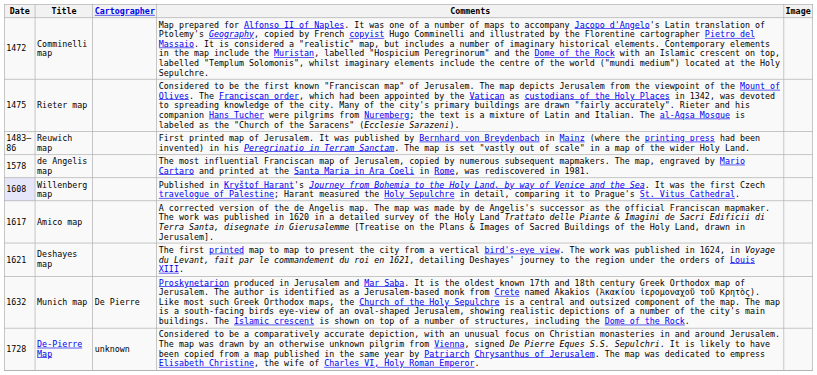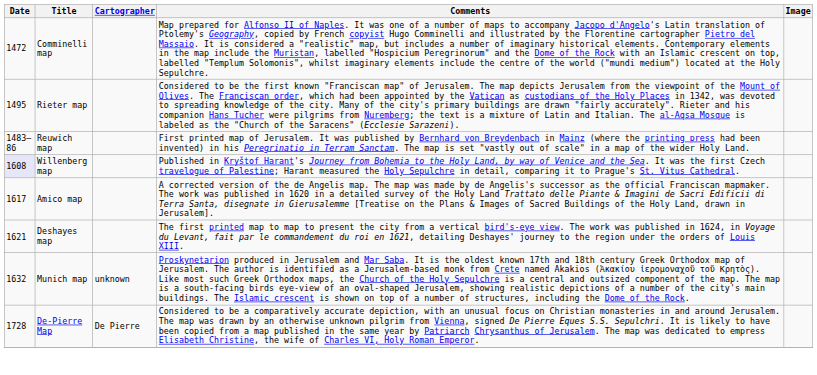(16, 105) 1475 -> (16, 105) 1495
- row: (62, 166)
(117, 302) De Pierre -> (112, 279) unknown
(112, 349) unknown -> (117, 326) De Pierre
